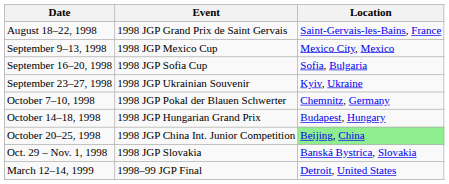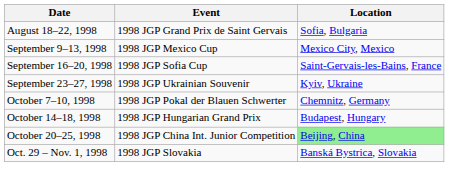(371, 30) Saint-Gervais-les-Bains, France -> (334, 30) Sofia, Bulgaria
(334, 65) Sofia, Bulgaria -> (371, 65) Saint-Gervais-les-Bains, France
- row: (50, 170)
